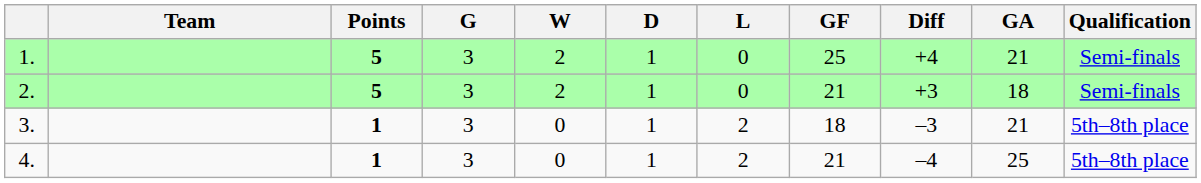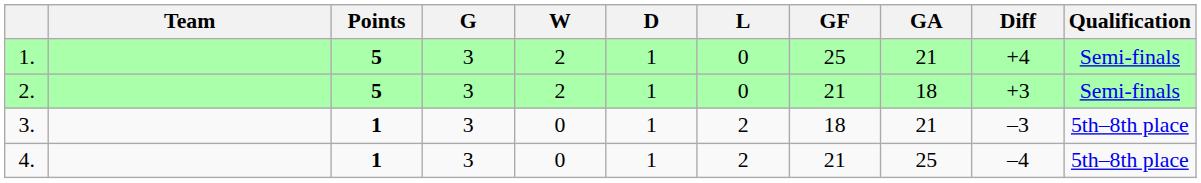columns swapped: (1018, 21) <-> (926, 21)
